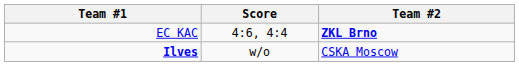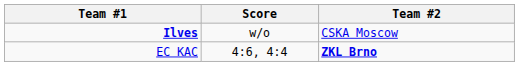rows swapped: (177, 33) <-> (181, 52)
